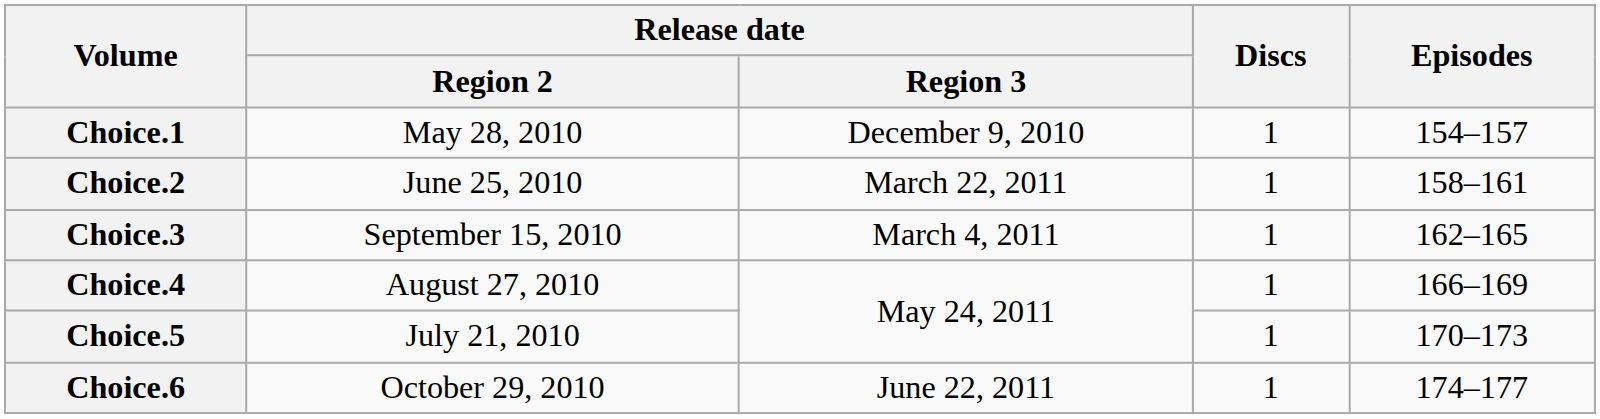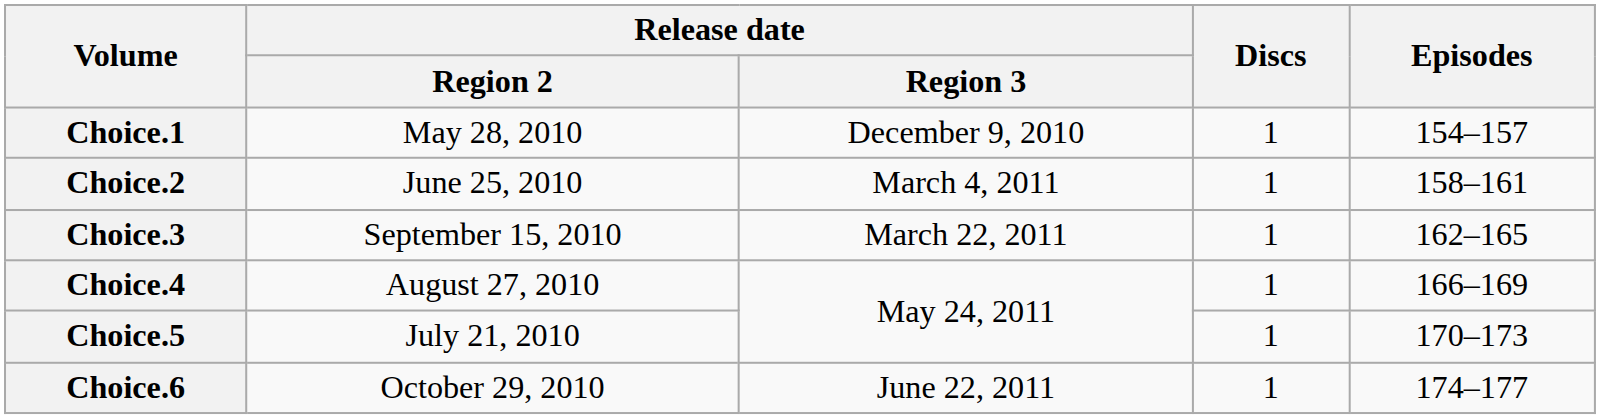(966, 183) March 22, 2011 -> (966, 183) March 4, 2011
(966, 234) March 4, 2011 -> (966, 234) March 22, 2011
